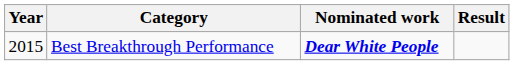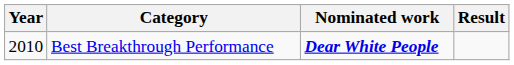(26, 45) 2015 -> (26, 45) 2010
